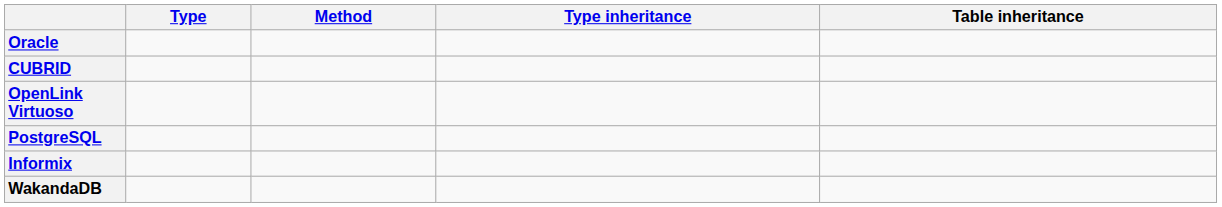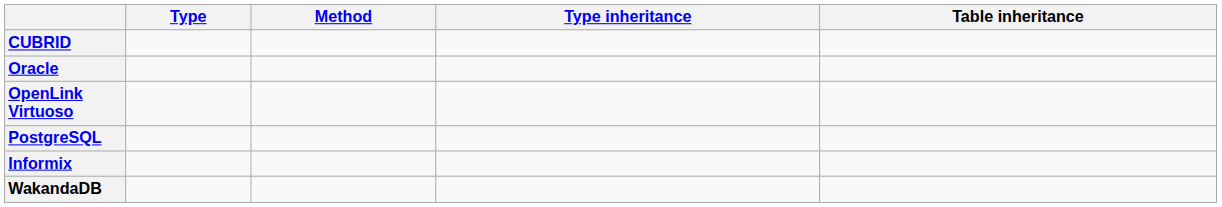rows swapped: (40, 68) <-> (33, 42)
